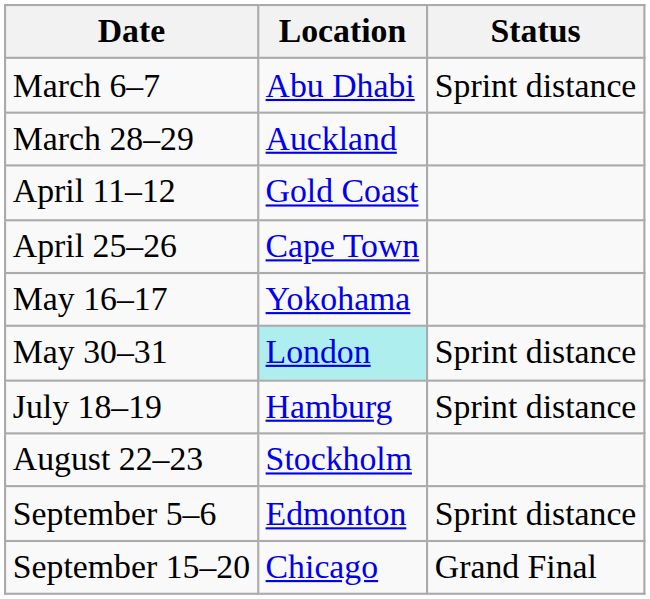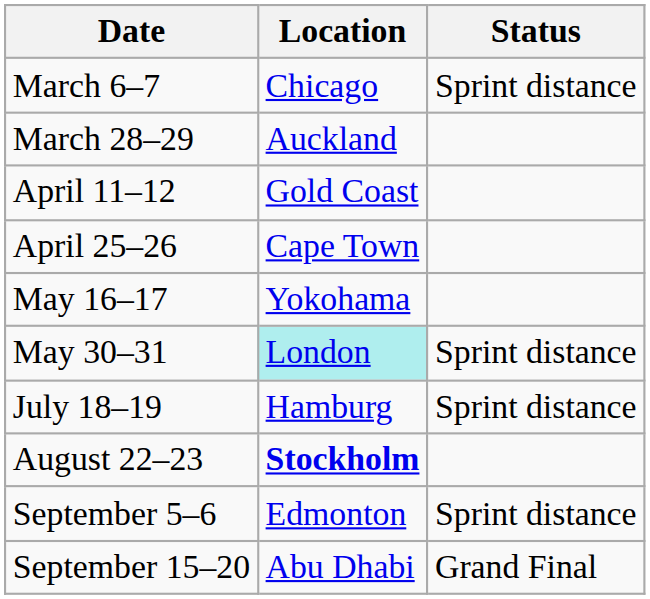(340, 84) Abu Dhabi -> (322, 84) Chicago
(339, 459) normal -> (343, 459) bold
(322, 566) Chicago -> (340, 566) Abu Dhabi
